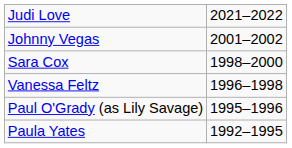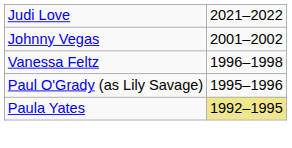- row: (38, 62)
(246, 131) no background -> (246, 108) khaki background
